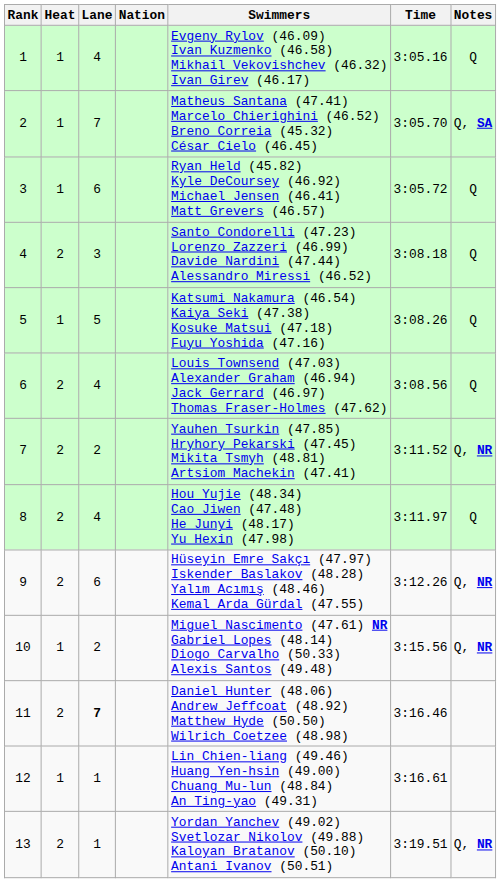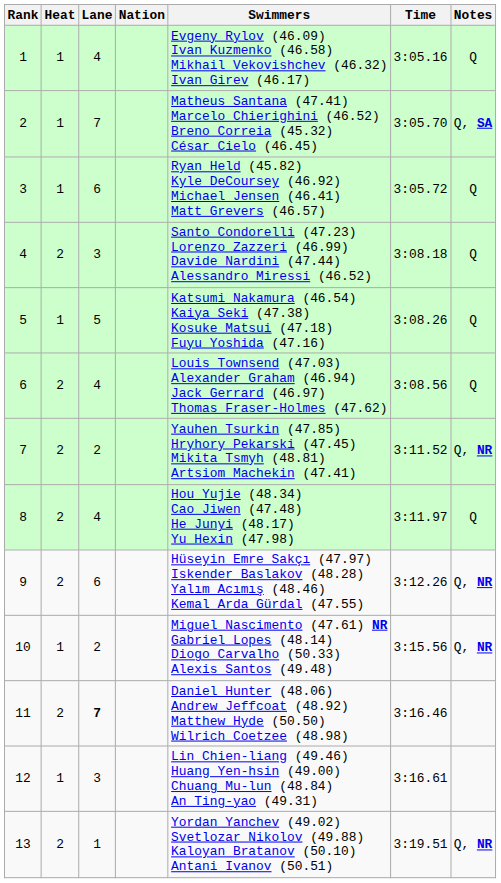(97, 779) 1 -> (97, 779) 3
